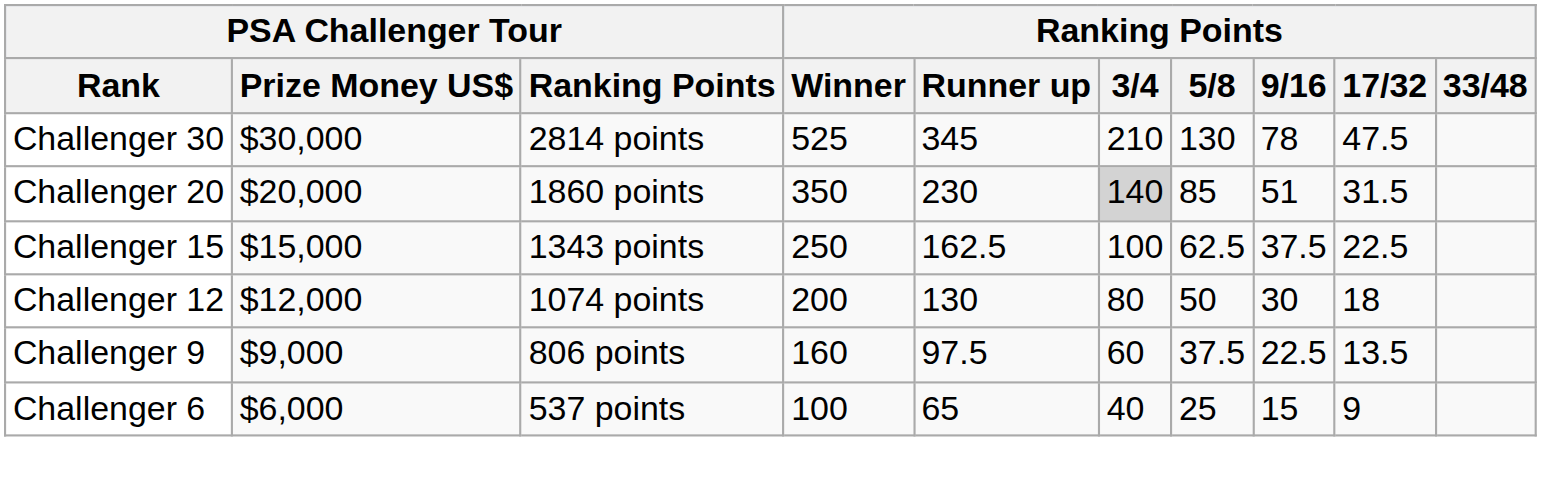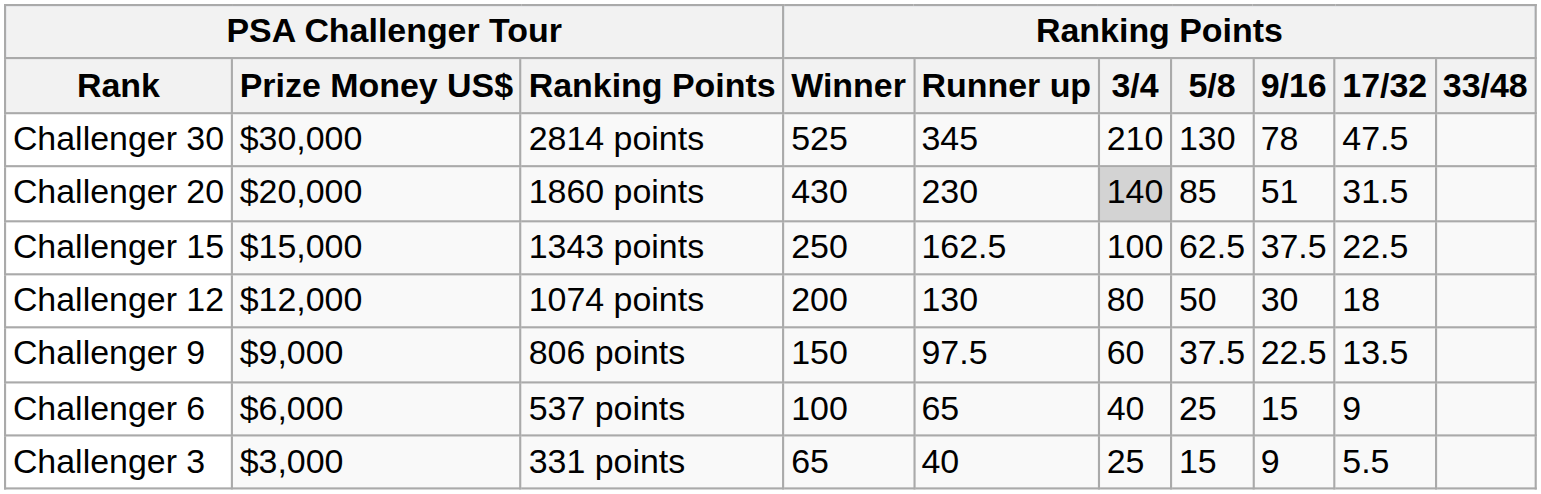(820, 192) 350 -> (820, 192) 430
(820, 354) 160 -> (820, 354) 150
+ row: (109, 461)
